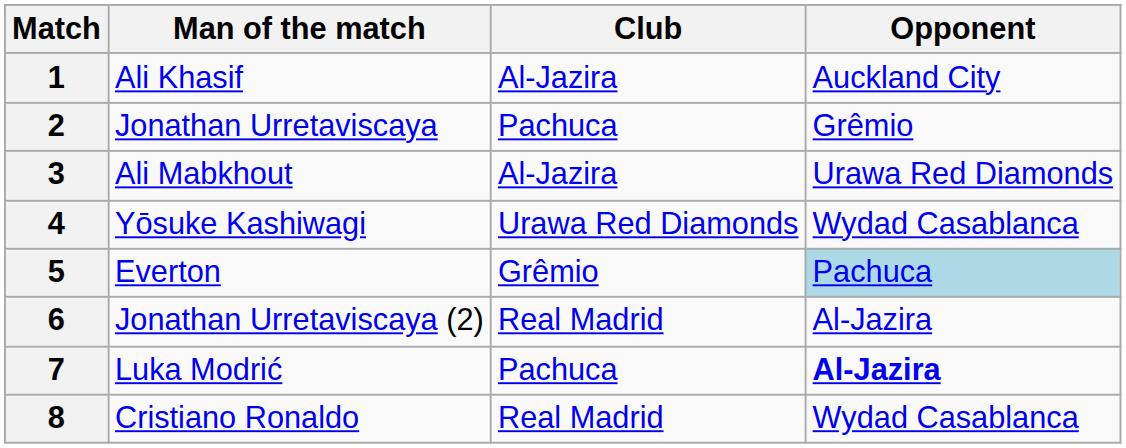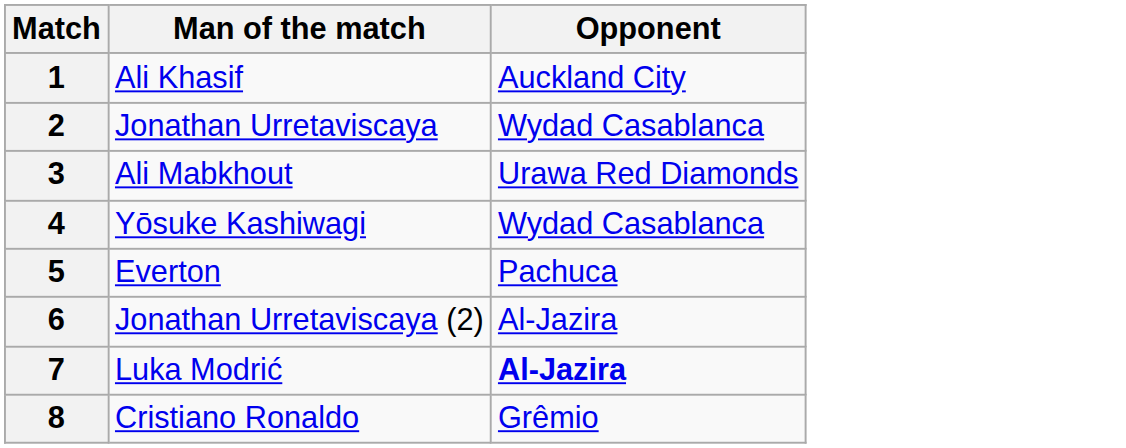- column: (648, 28)
(863, 126) Grêmio -> (631, 126) Wydad Casablanca
(872, 272) lightblue background -> (558, 272) no background
(946, 418) Wydad Casablanca -> (548, 418) Grêmio
